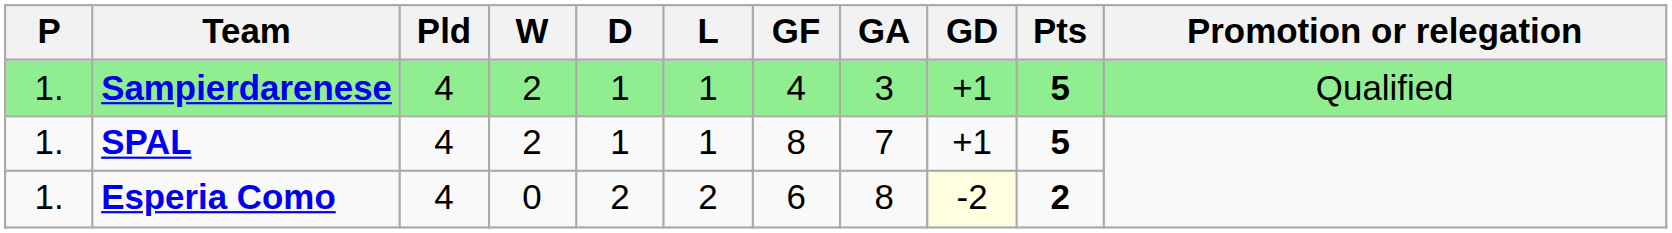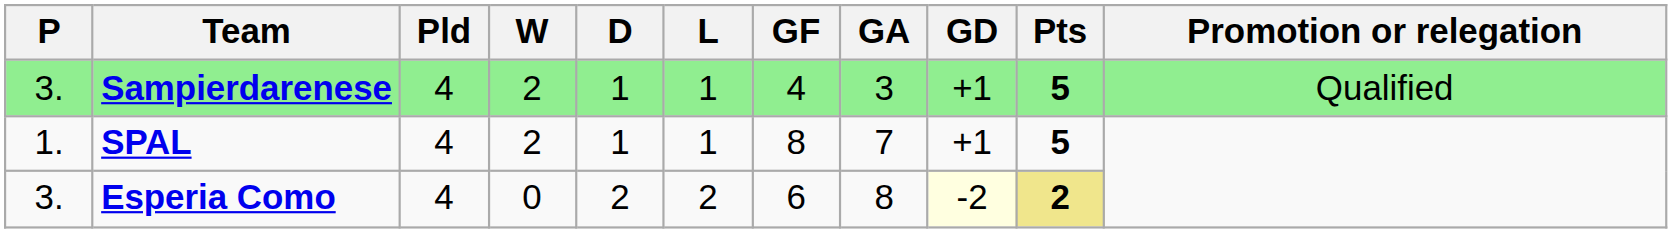(49, 87) 1. -> (49, 87) 3.
(49, 198) 1. -> (49, 198) 3.
(1060, 198) no background -> (1060, 198) khaki background
